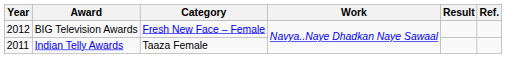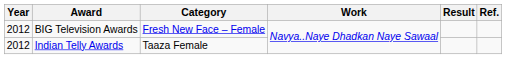(18, 45) 2011 -> (18, 45) 2012
